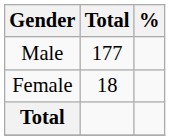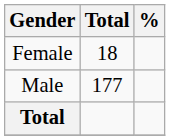rows swapped: (42, 53) <-> (42, 85)
